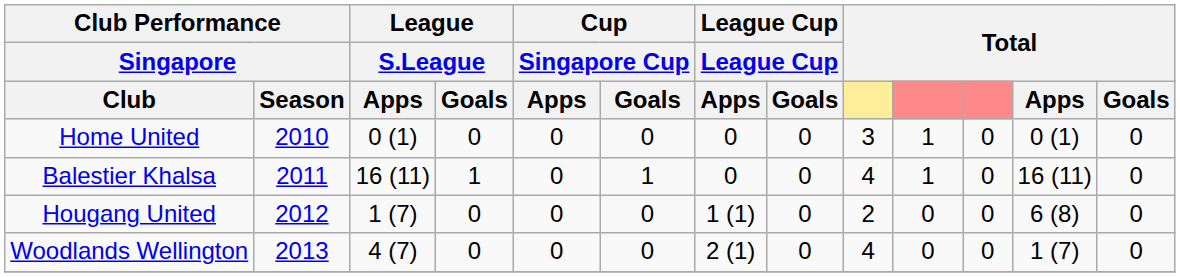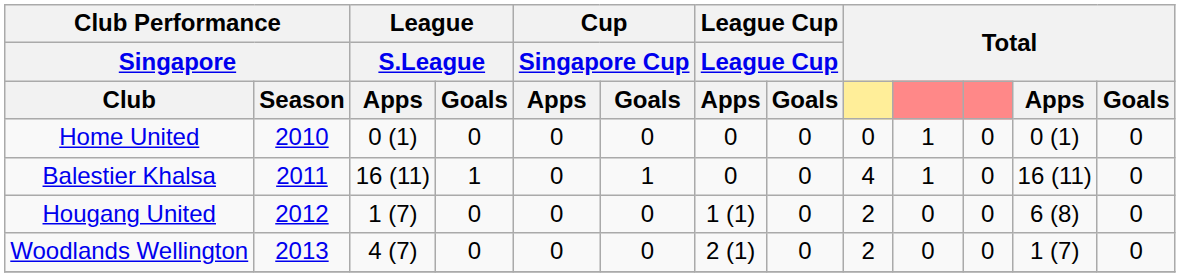(868, 137) 3 -> (868, 137) 0
(868, 251) 4 -> (868, 251) 2
